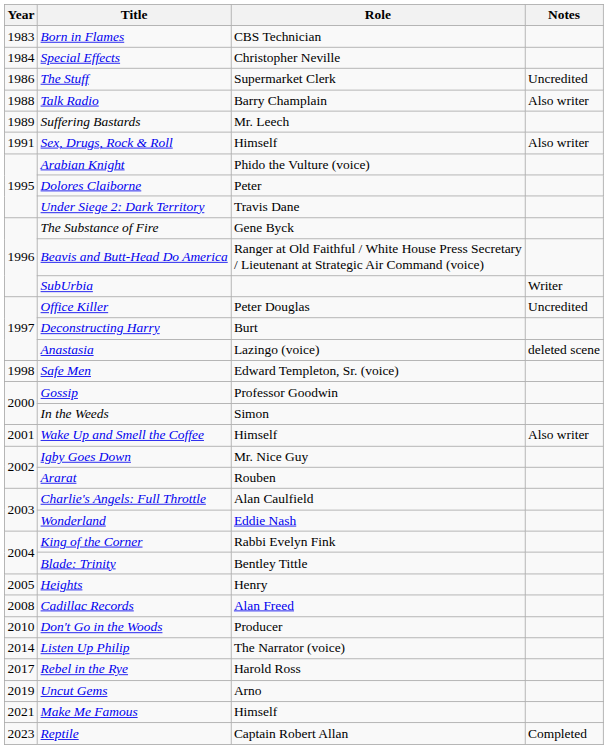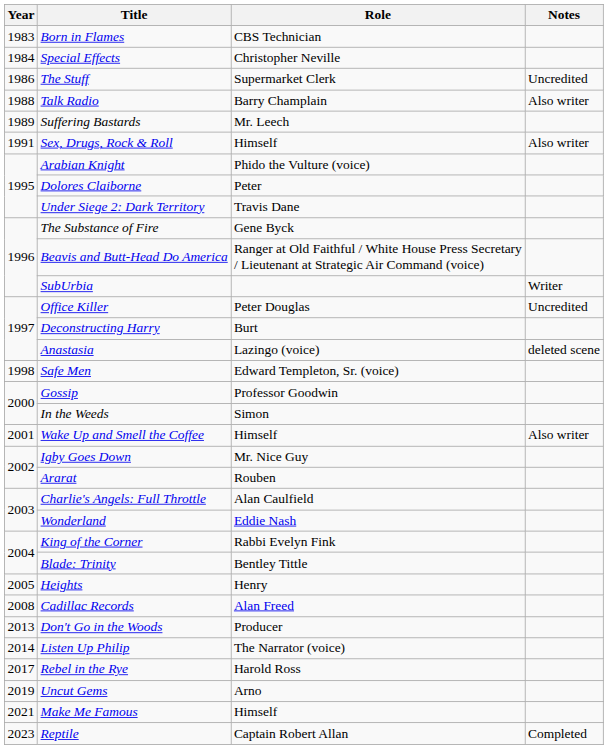(21, 627) 2010 -> (21, 627) 2013
